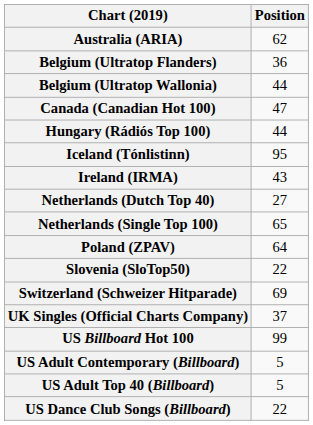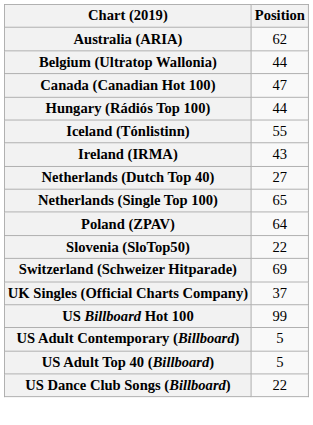- row: (128, 62)
(280, 154) 95 -> (280, 131) 55
